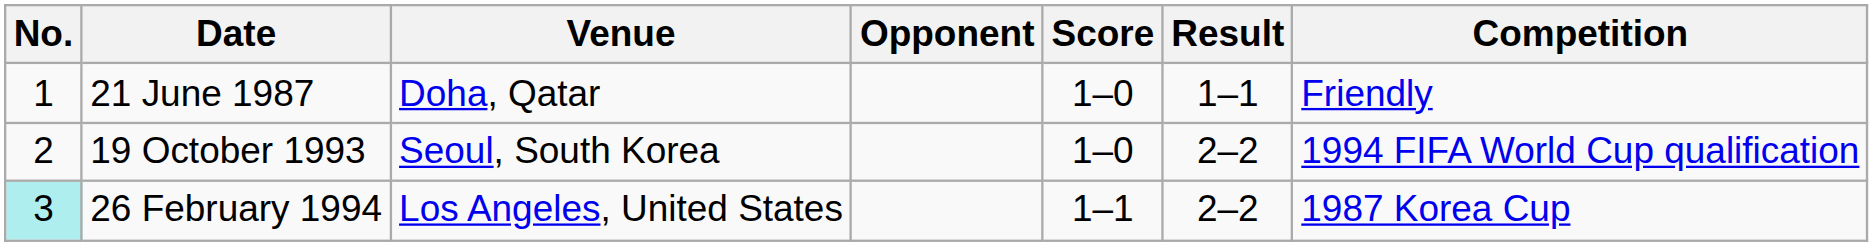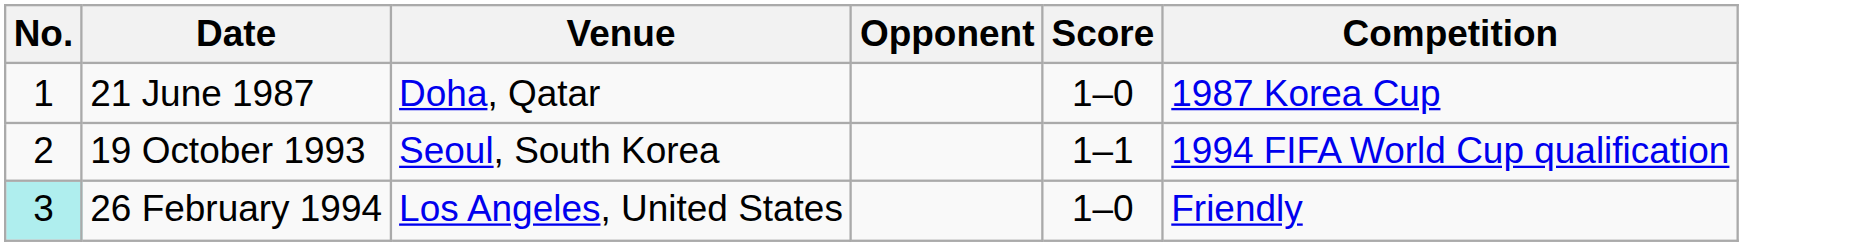- column: (1228, 33)
(1367, 92) Friendly -> (1306, 92) 1987 Korea Cup
(1103, 151) 1–0 -> (1103, 151) 1–1
(1103, 209) 1–1 -> (1103, 209) 1–0
(1436, 209) 1987 Korea Cup -> (1237, 209) Friendly
